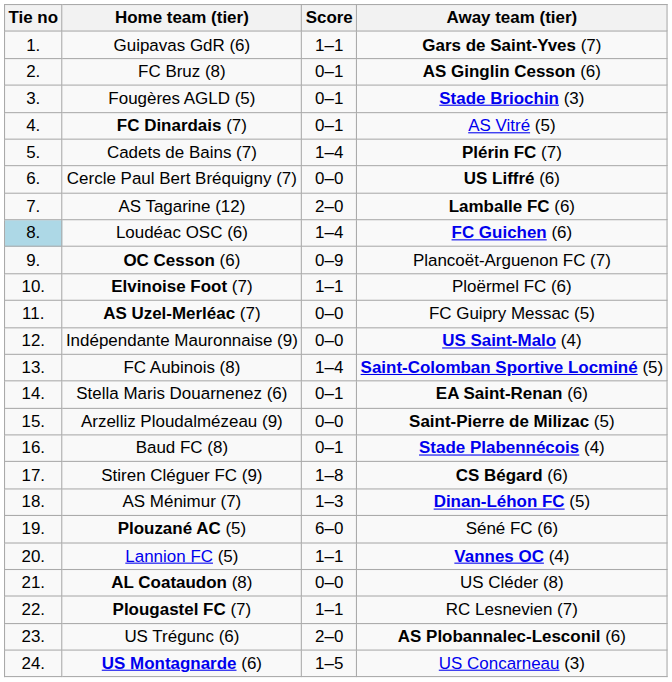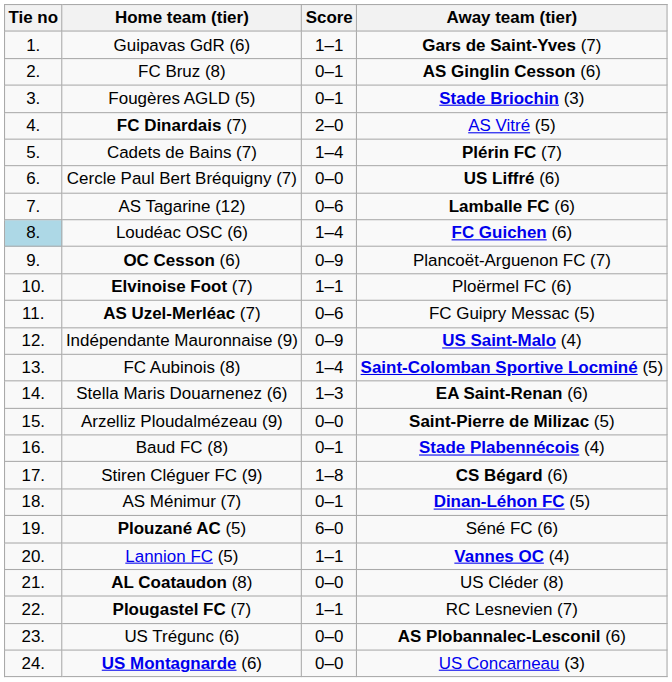(329, 125) 0–1 -> (329, 125) 2–0
(329, 206) 2–0 -> (329, 206) 0–6
(329, 313) 0–0 -> (329, 313) 0–6
(329, 340) 0–0 -> (329, 340) 0–9
(329, 394) 0–1 -> (329, 394) 1–3
(329, 502) 1–3 -> (329, 502) 0–1
(329, 636) 2–0 -> (329, 636) 0–0
(329, 663) 1–5 -> (329, 663) 0–0
